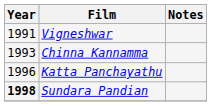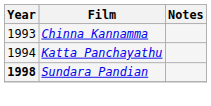- row: (77, 33)
(22, 72) 1996 -> (22, 53) 1994
